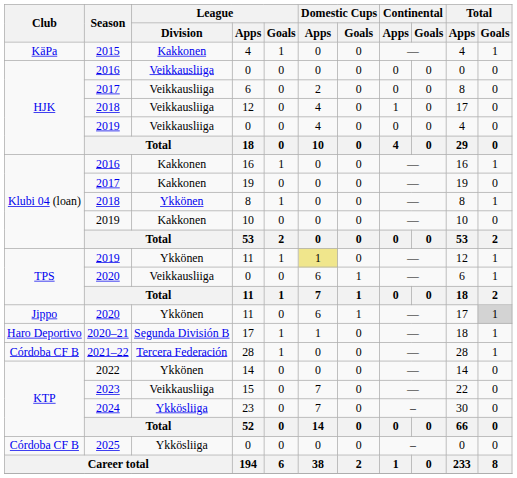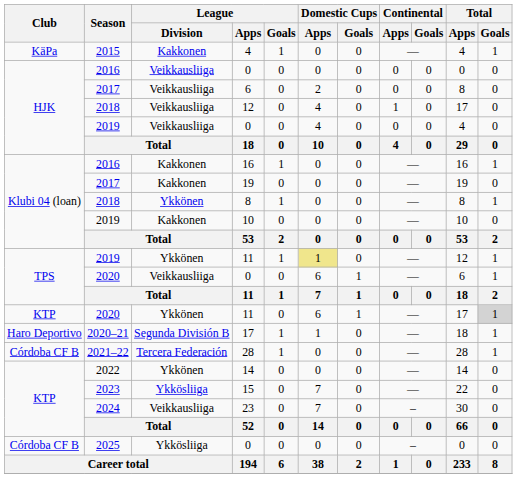(44, 314) Jippo -> (44, 314) KTP
(182, 389) Veikkausliiga -> (182, 389) Ykkösliiga
(182, 408) Ykkösliiga -> (182, 408) Veikkausliiga
